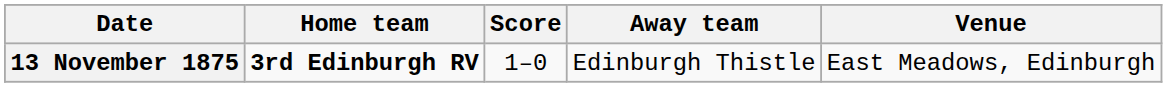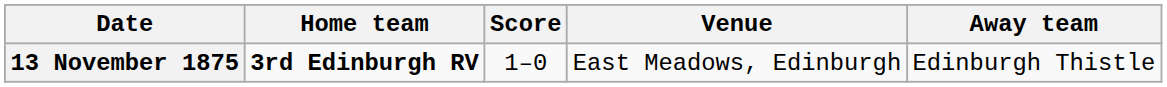columns swapped: (694, 24) <-> (991, 24)
